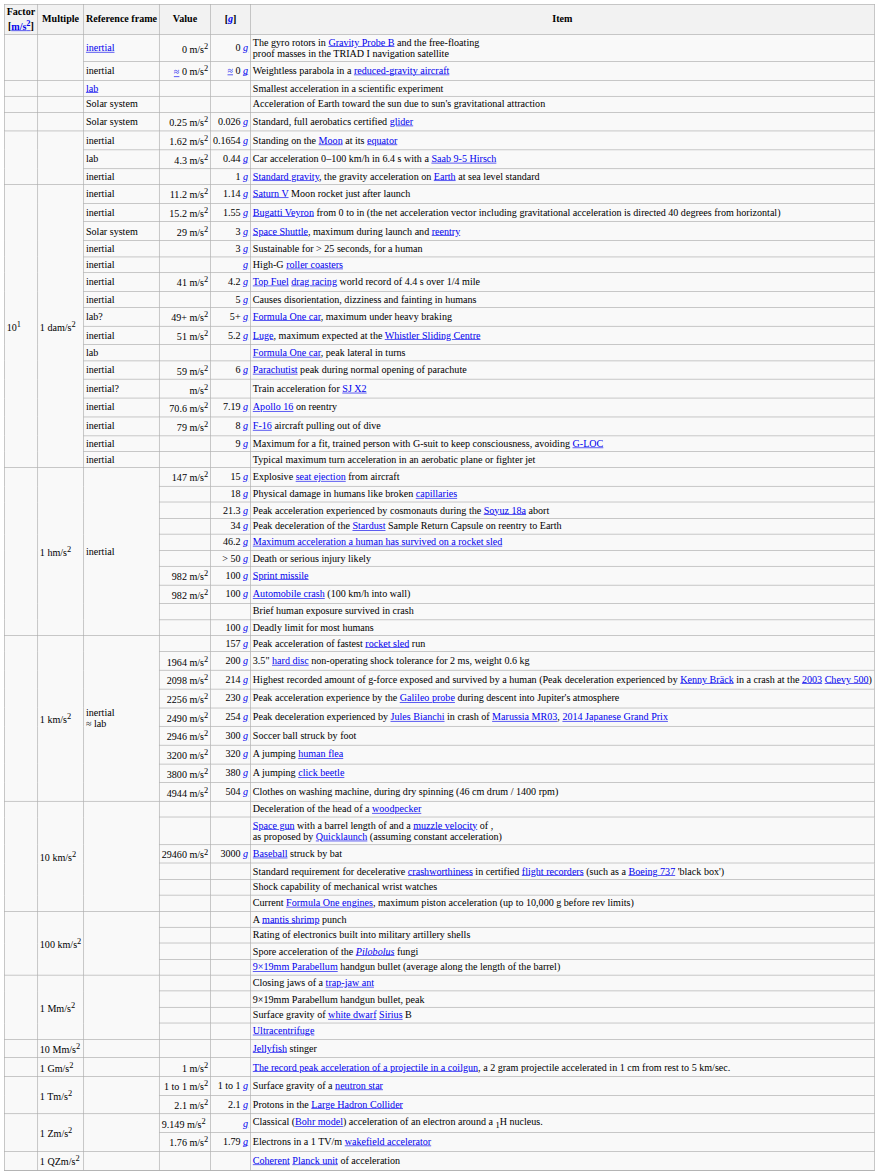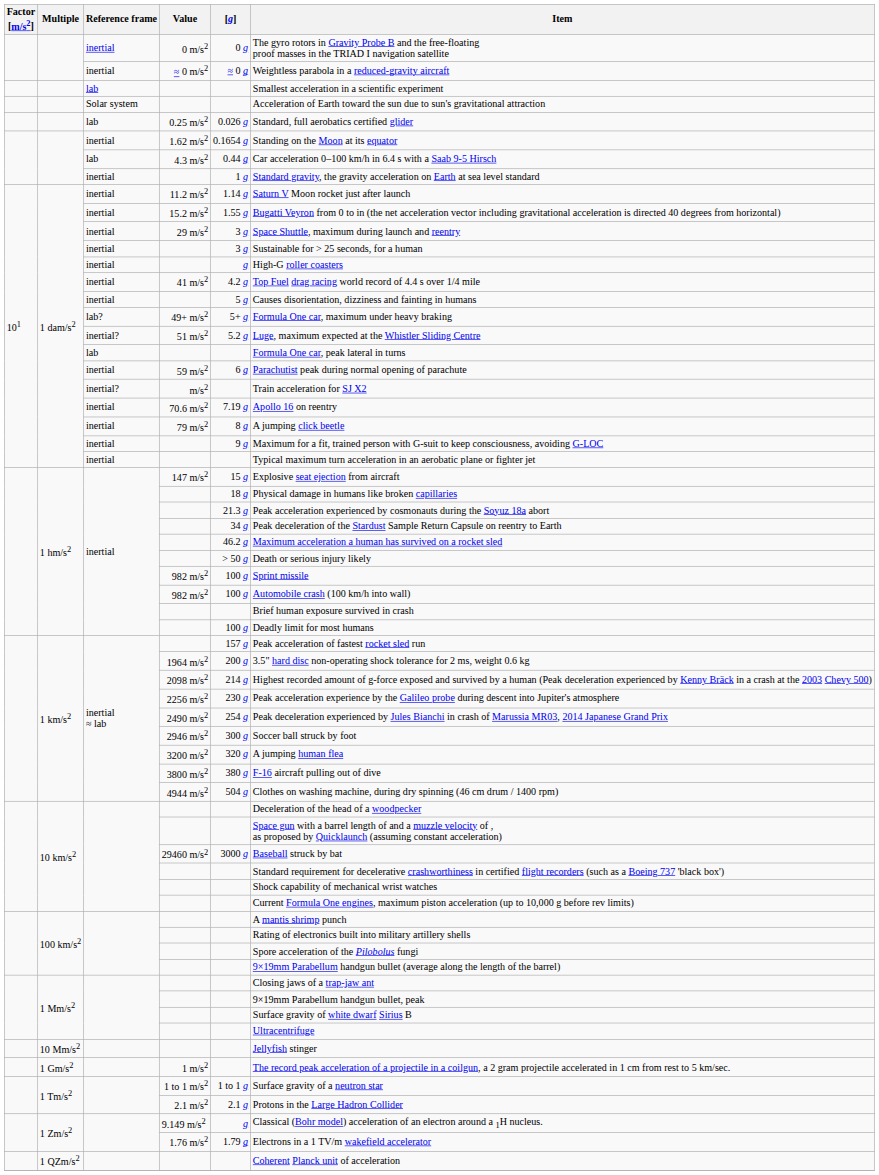(112, 121) Solar system -> (92, 121) lab
(112, 231) Solar system -> (100, 231) inertial
(100, 335) inertial -> (102, 335) inertial?
(317, 426) F-16 aircraft pulling out of dive -> (299, 426) A jumping click beetle
(299, 773) A jumping click beetle -> (317, 773) F-16 aircraft pulling out of dive
